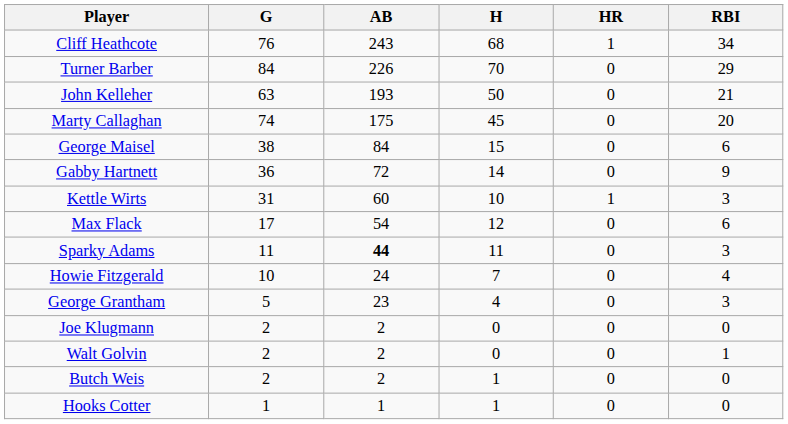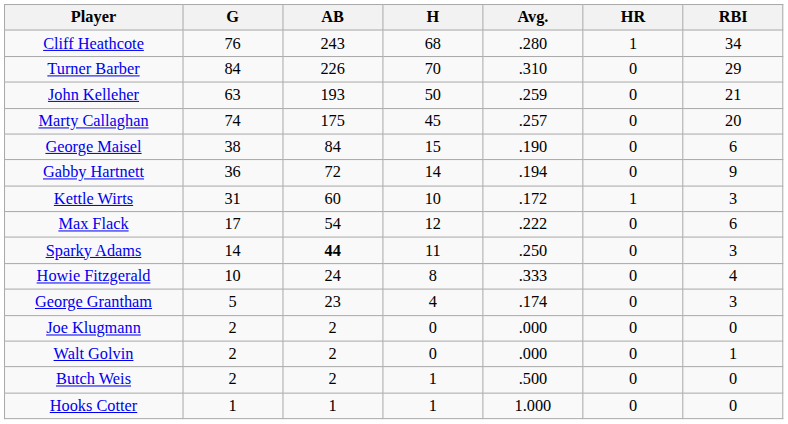+ column: (533, 17)
(266, 250) 11 -> (233, 250) 14
(496, 276) 7 -> (433, 276) 8
